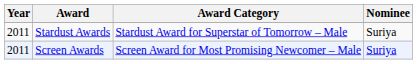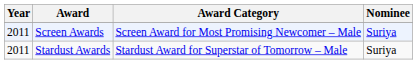rows swapped: (70, 50) <-> (73, 31)
